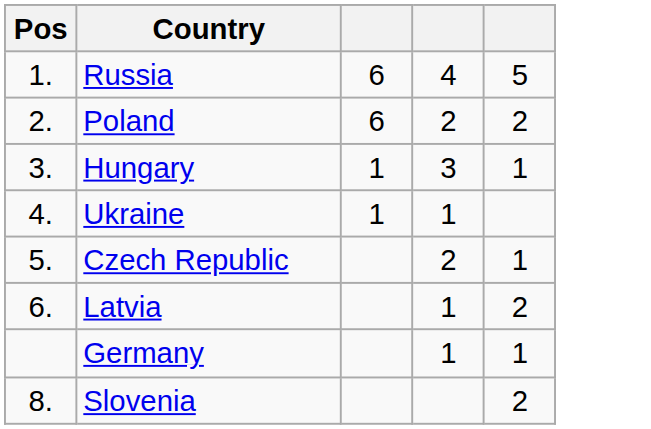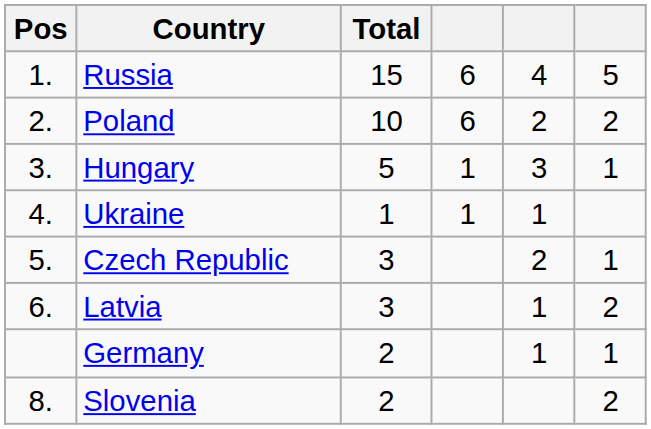+ column: (386, 28)
